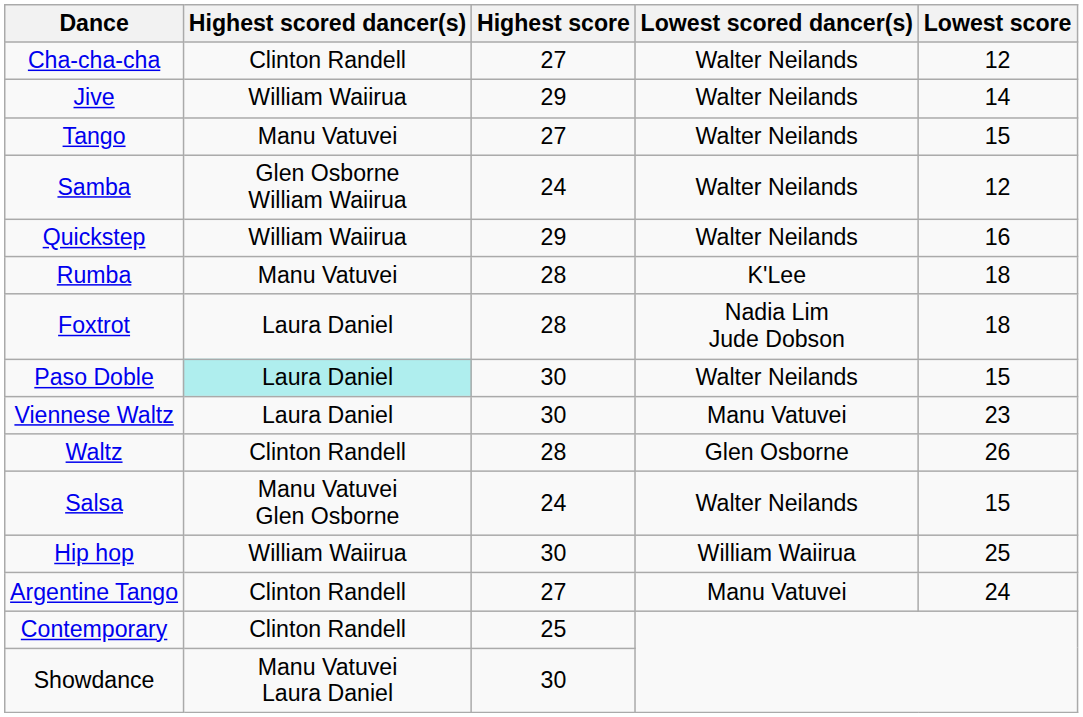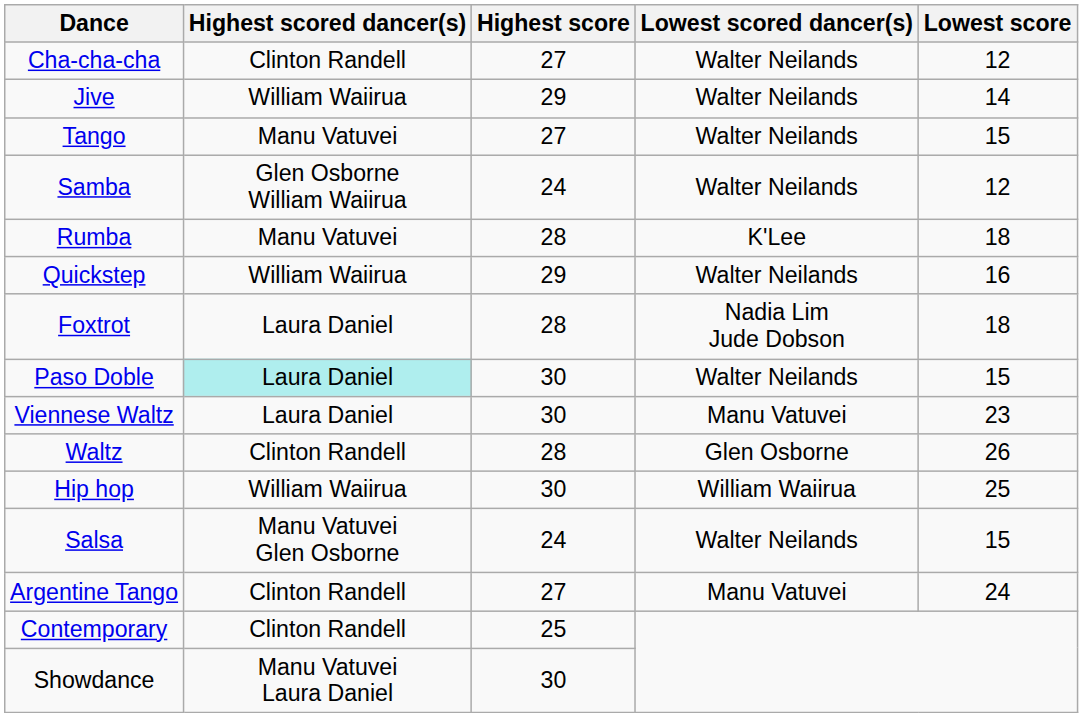rows swapped: (94, 237) <-> (94, 274)
rows swapped: (94, 502) <-> (94, 553)
